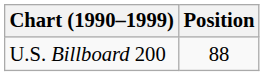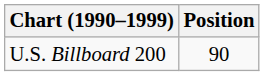(219, 53) 88 -> (219, 53) 90
